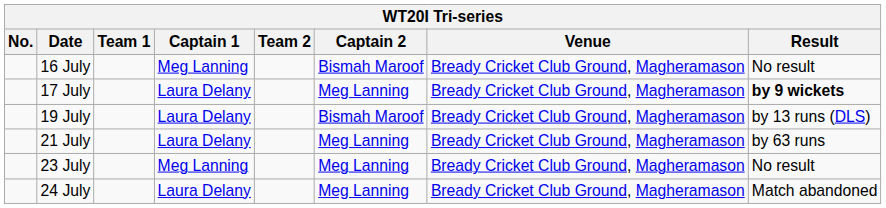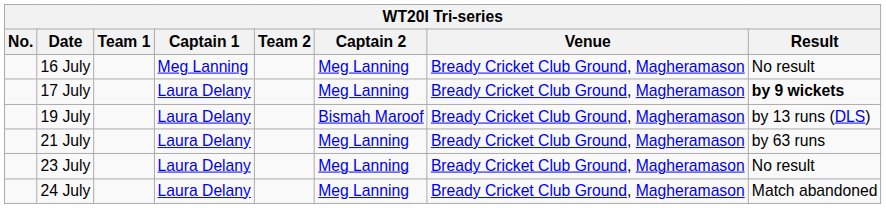(371, 66) Bismah Maroof -> (364, 66) Meg Lanning
(203, 166) Meg Lanning -> (204, 166) Laura Delany
